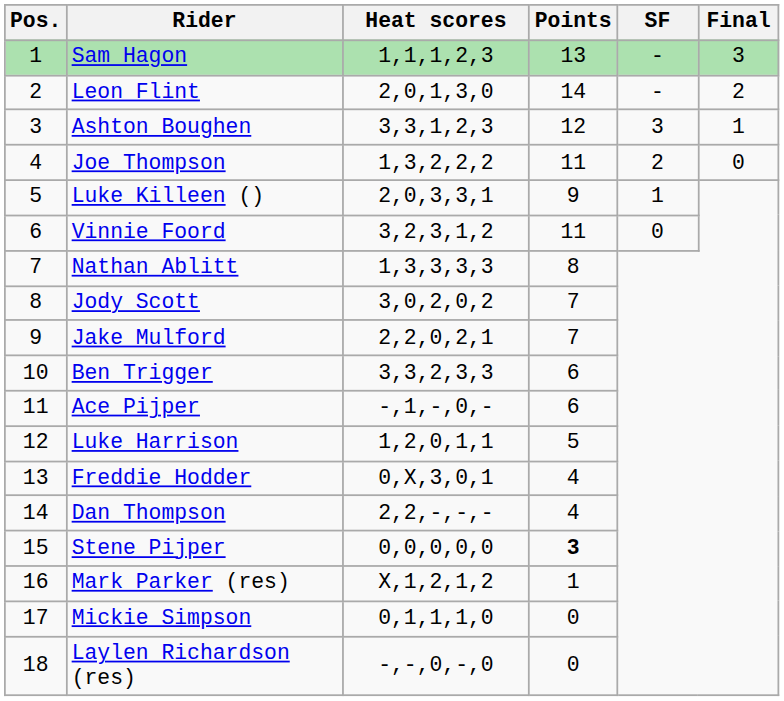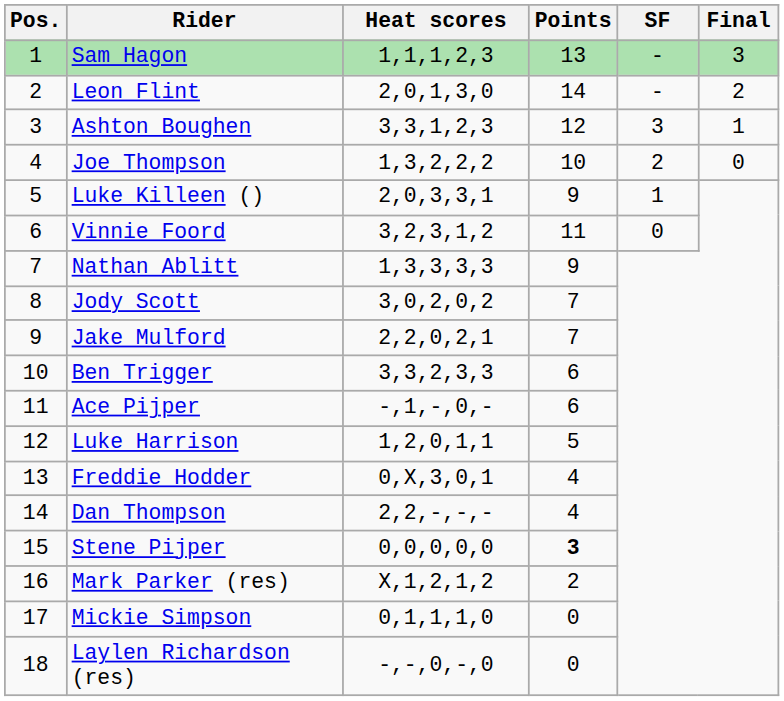(573, 163) 11 -> (573, 163) 10
(573, 268) 8 -> (573, 268) 9
(573, 584) 1 -> (573, 584) 2
